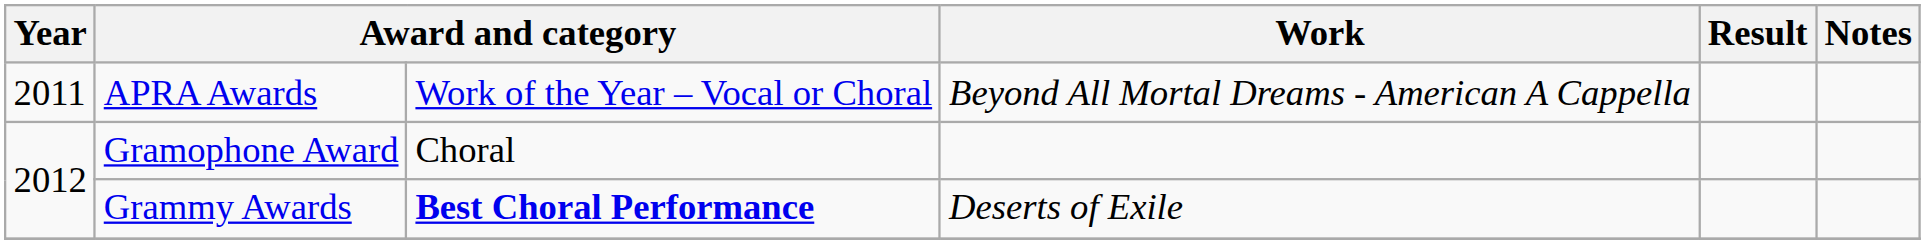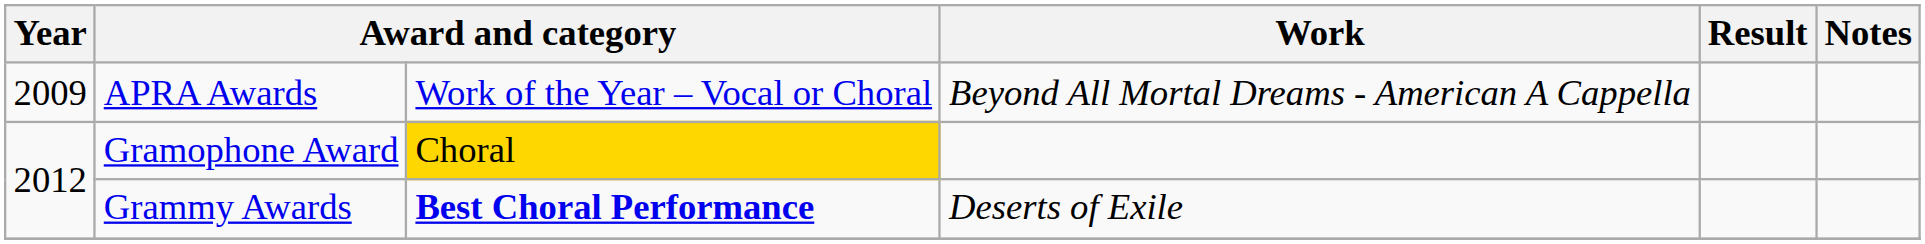(50, 91) 2011 -> (50, 91) 2009
(465, 149) no background -> (465, 149) gold background
